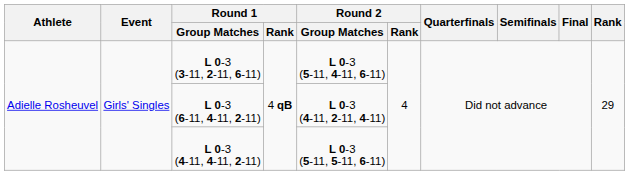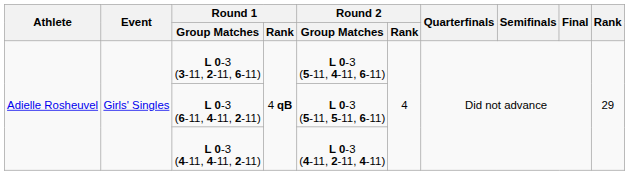(342, 112) L 0-3 (4-11, 2-11, 4-11) -> (342, 112) L 0-3 (5-11, 5-11, 6-11)
(342, 155) L 0-3 (5-11, 5-11, 6-11) -> (342, 155) L 0-3 (4-11, 2-11, 4-11)
